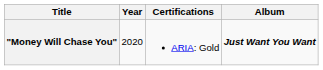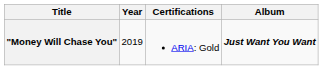(132, 42) 2020 -> (132, 42) 2019
